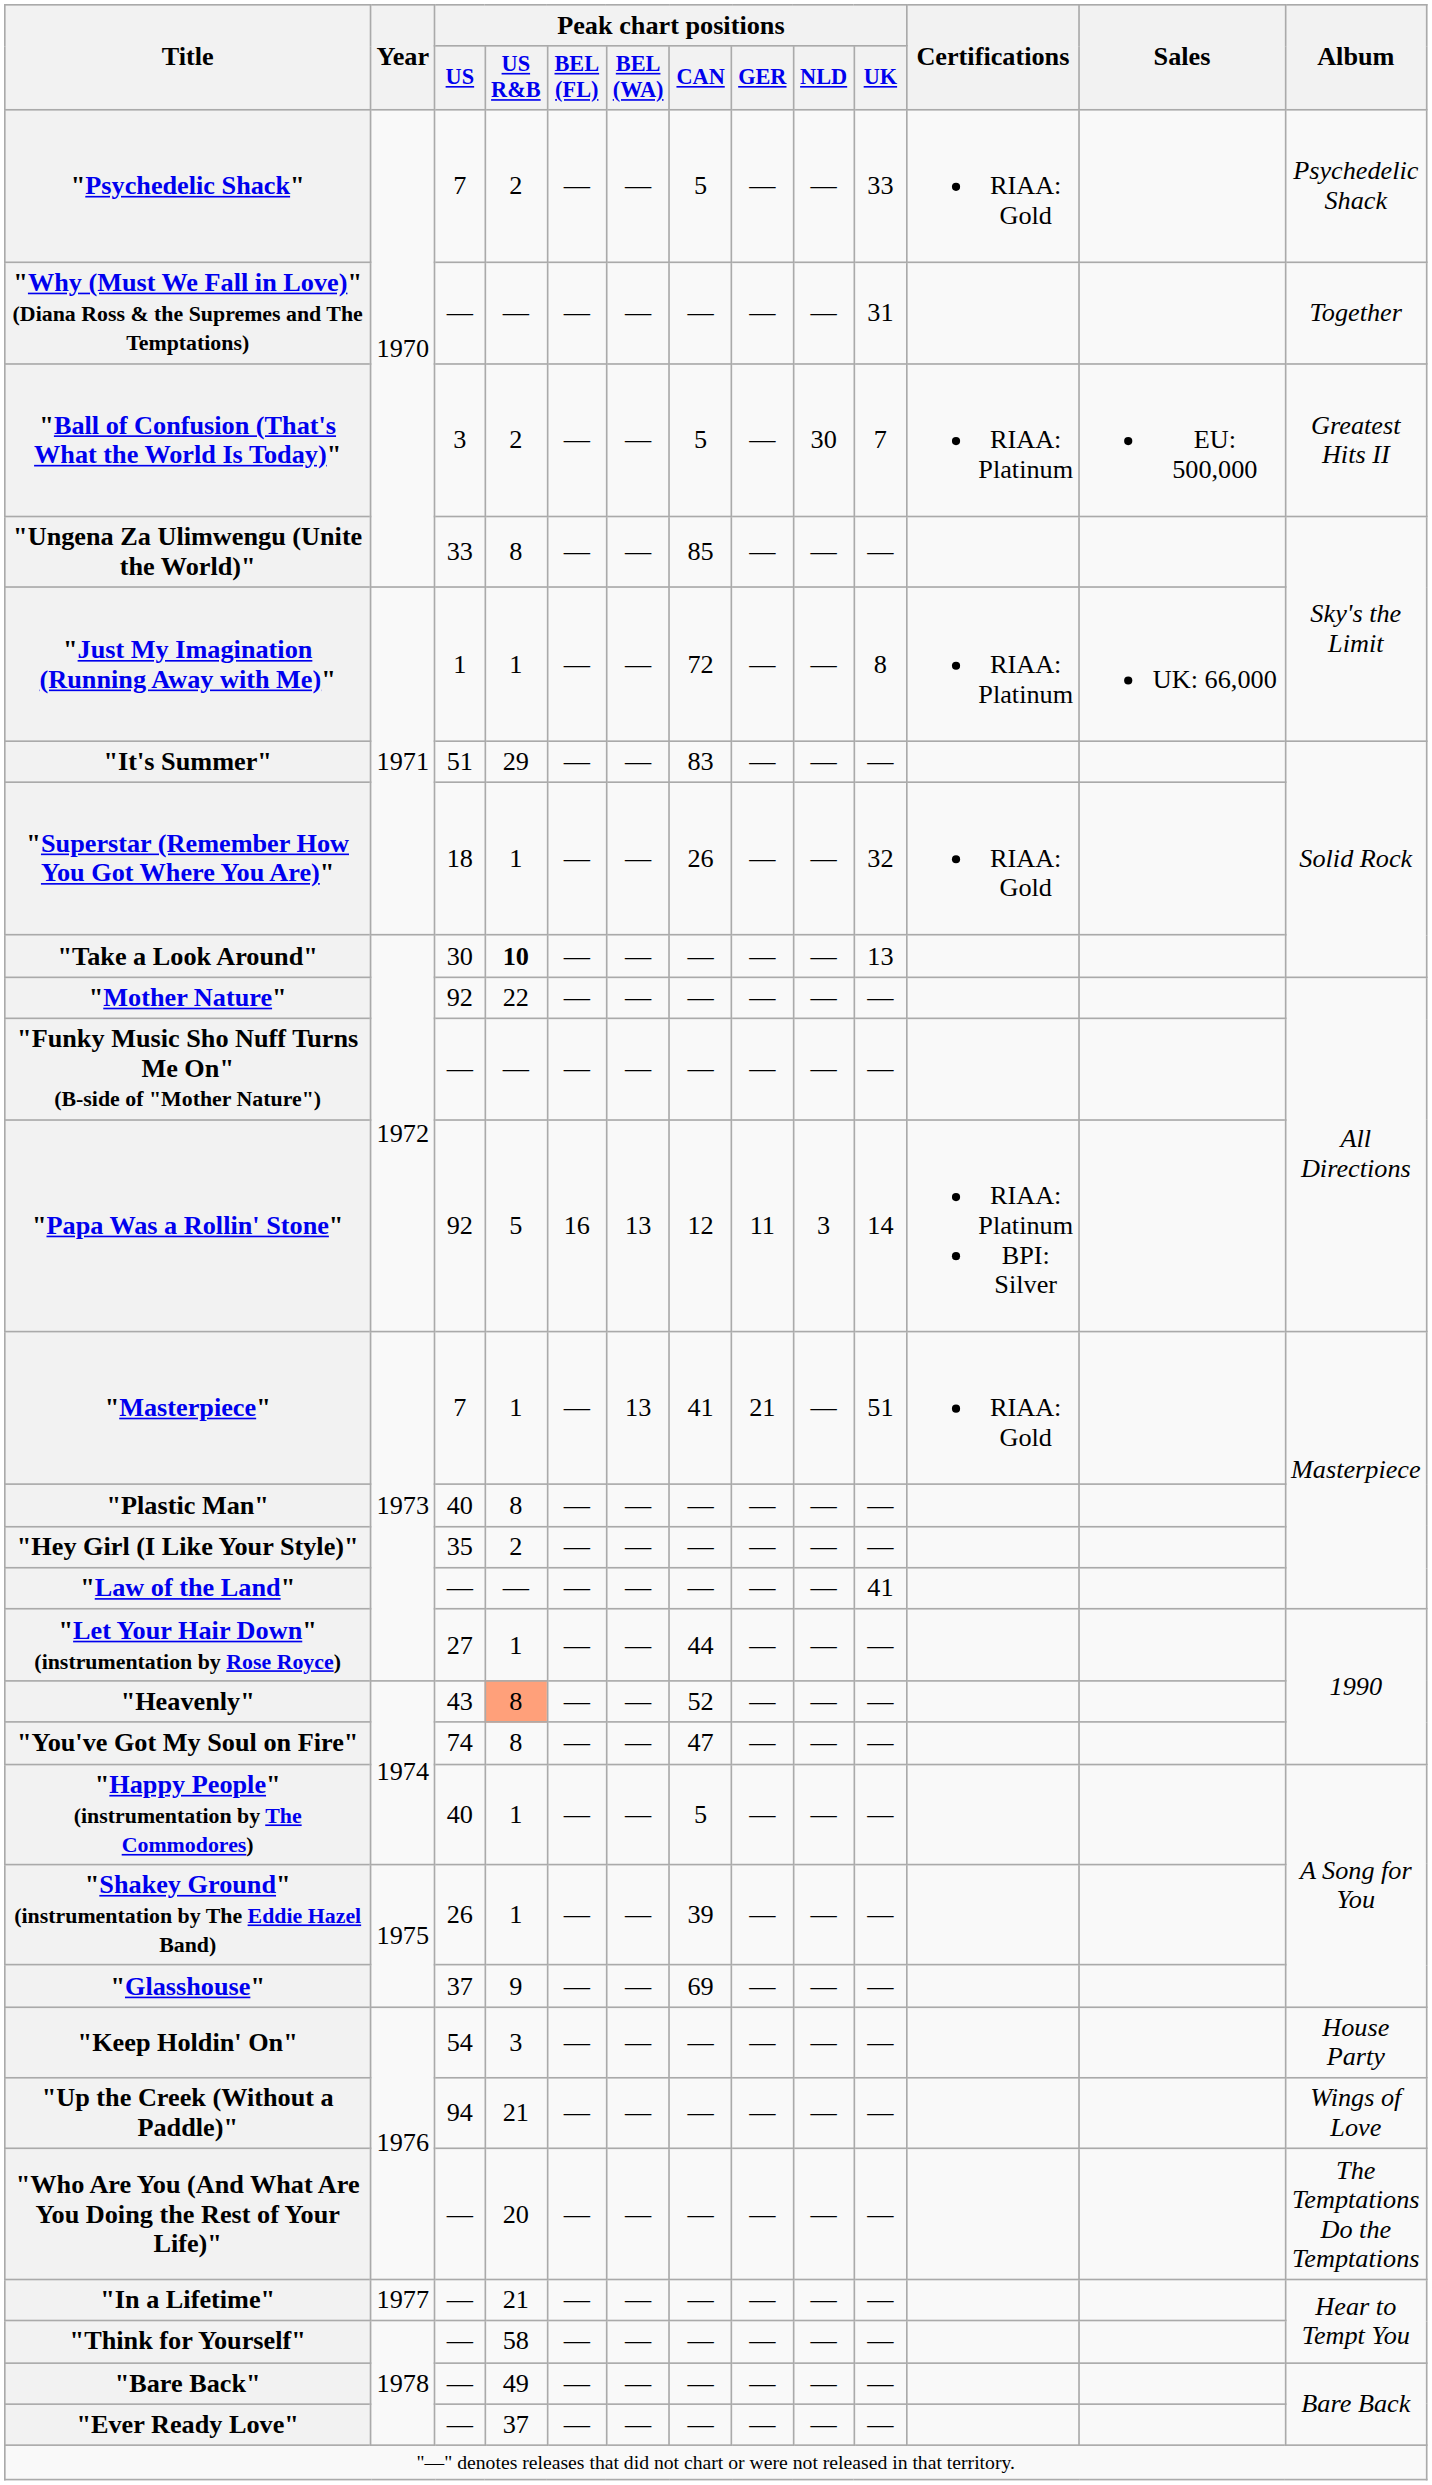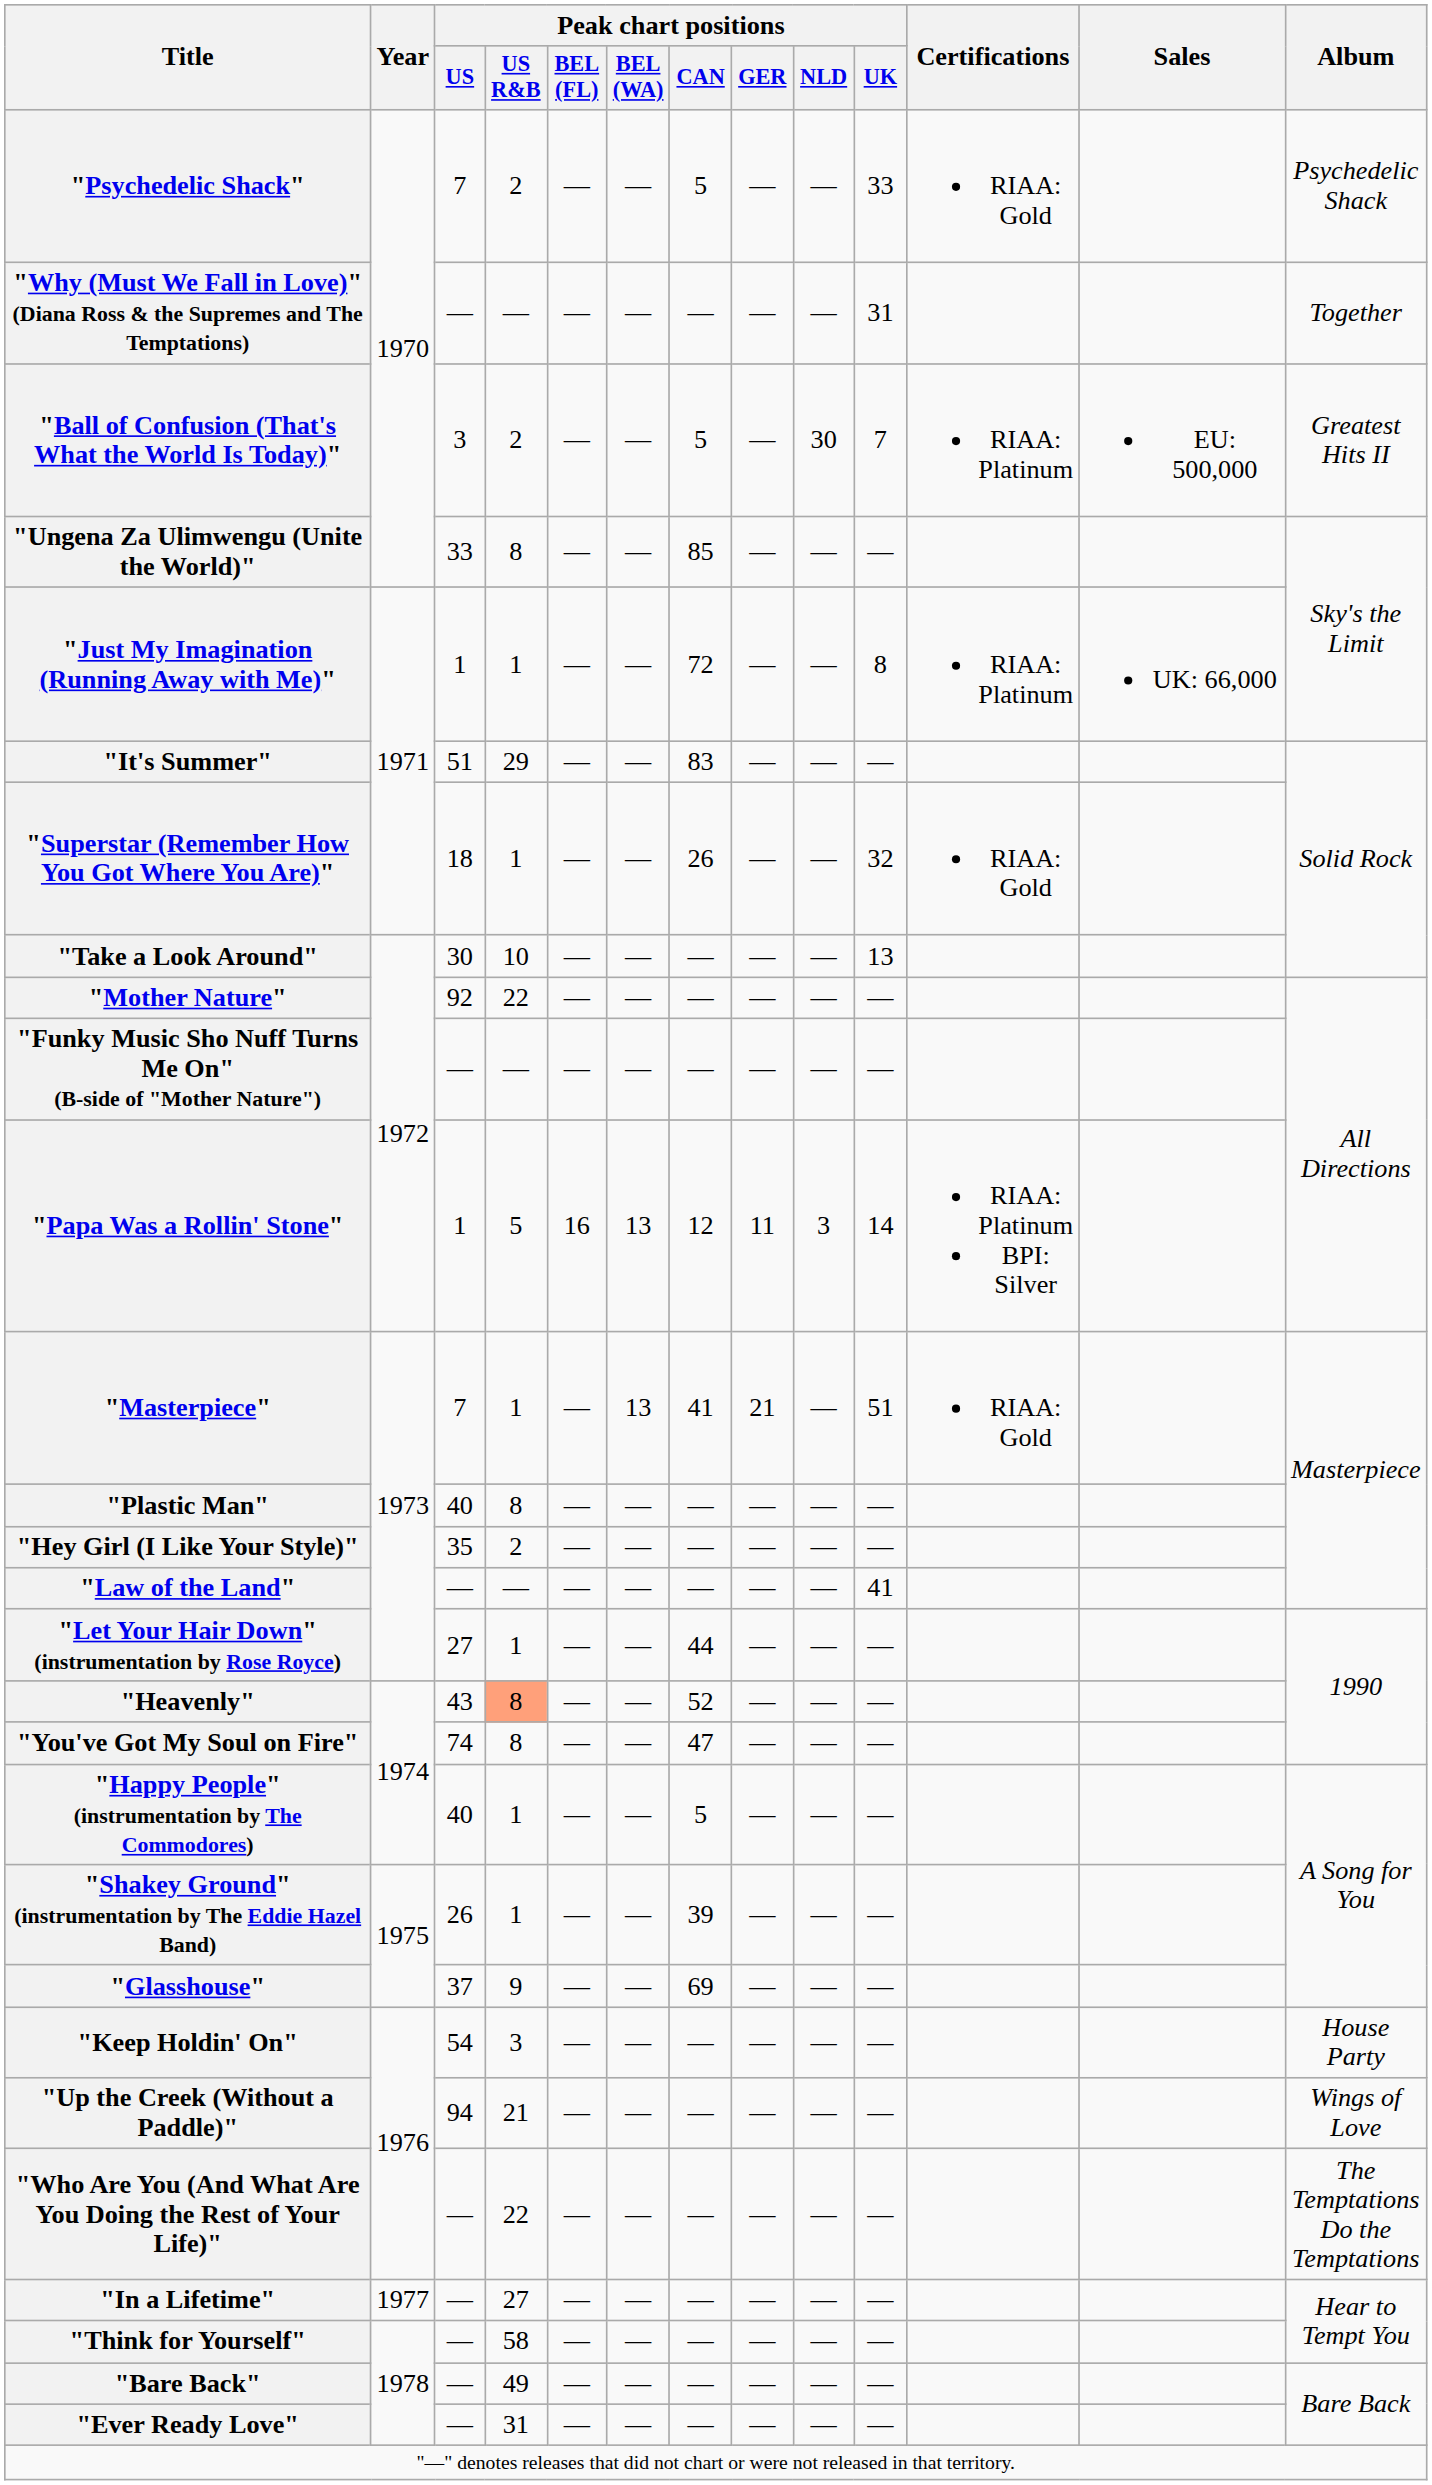(516, 955) bold -> (516, 955) normal
(460, 1225) 92 -> (460, 1225) 1
(516, 2213) 20 -> (516, 2213) 22
(516, 2299) 21 -> (516, 2299) 27
(516, 2424) 37 -> (516, 2424) 31
